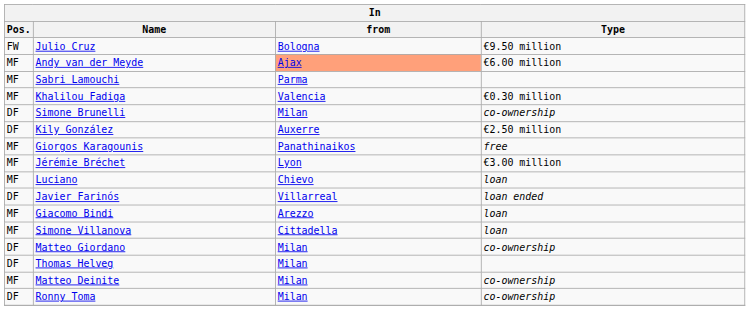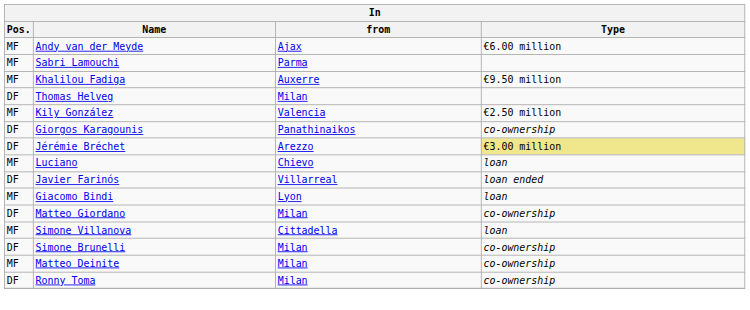- row: (65, 46)
(290, 63) lightsalmon background -> (290, 46) no background
(302, 96) Valencia -> (299, 79) Auxerre
(522, 96) €0.30 million -> (522, 79) €9.50 million
rows swapped: (74, 263) <-> (80, 113)
(13, 129) DF -> (13, 113) MF
(299, 129) Auxerre -> (302, 113) Valencia
(13, 146) MF -> (13, 129) DF
(495, 146) free -> (519, 129) co-ownership
(13, 163) MF -> (13, 146) DF
(290, 163) Lyon -> (296, 146) Arezzo
(522, 163) no background -> (522, 146) khaki background
(296, 213) Arezzo -> (290, 196) Lyon
rows swapped: (83, 230) <-> (80, 246)
